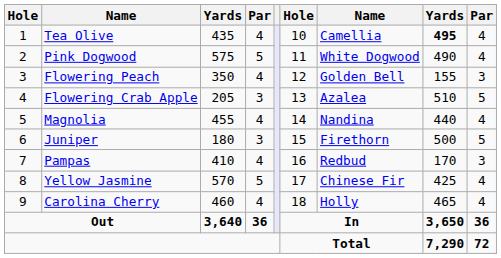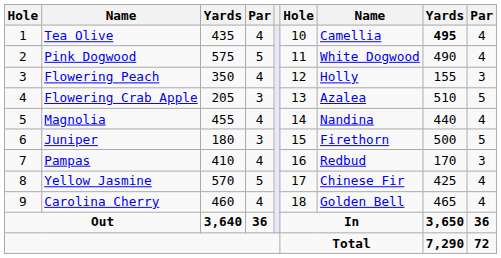(362, 77) Golden Bell -> (339, 77) Holly
(339, 202) Holly -> (362, 202) Golden Bell
